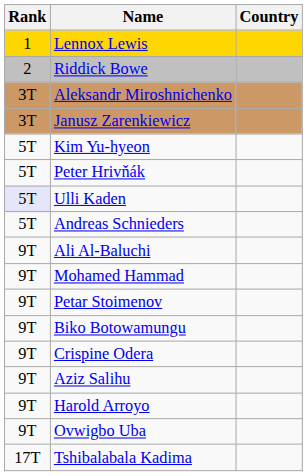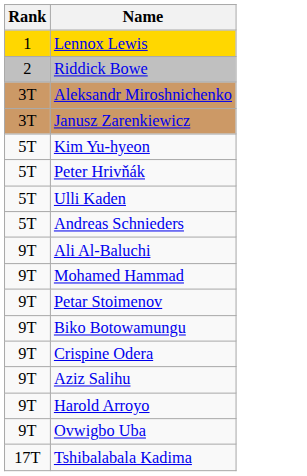- column: (269, 17)
(27, 198) lavender background -> (27, 198) no background
